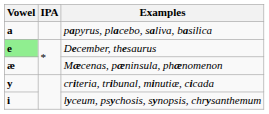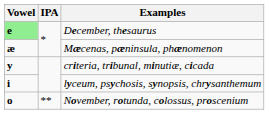- row: (138, 30)
+ row: (156, 100)
